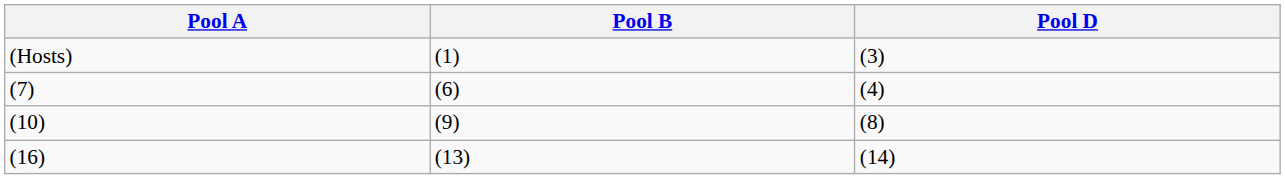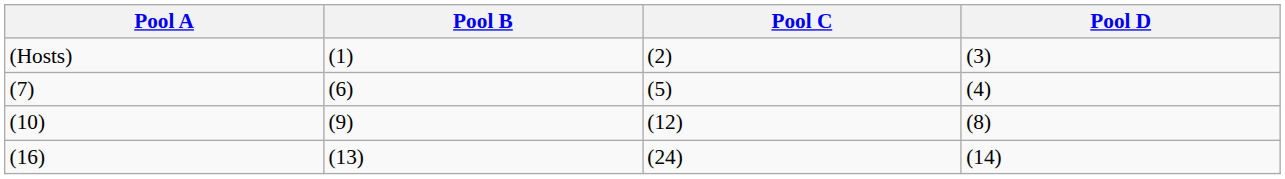+ column: (802, 21)
